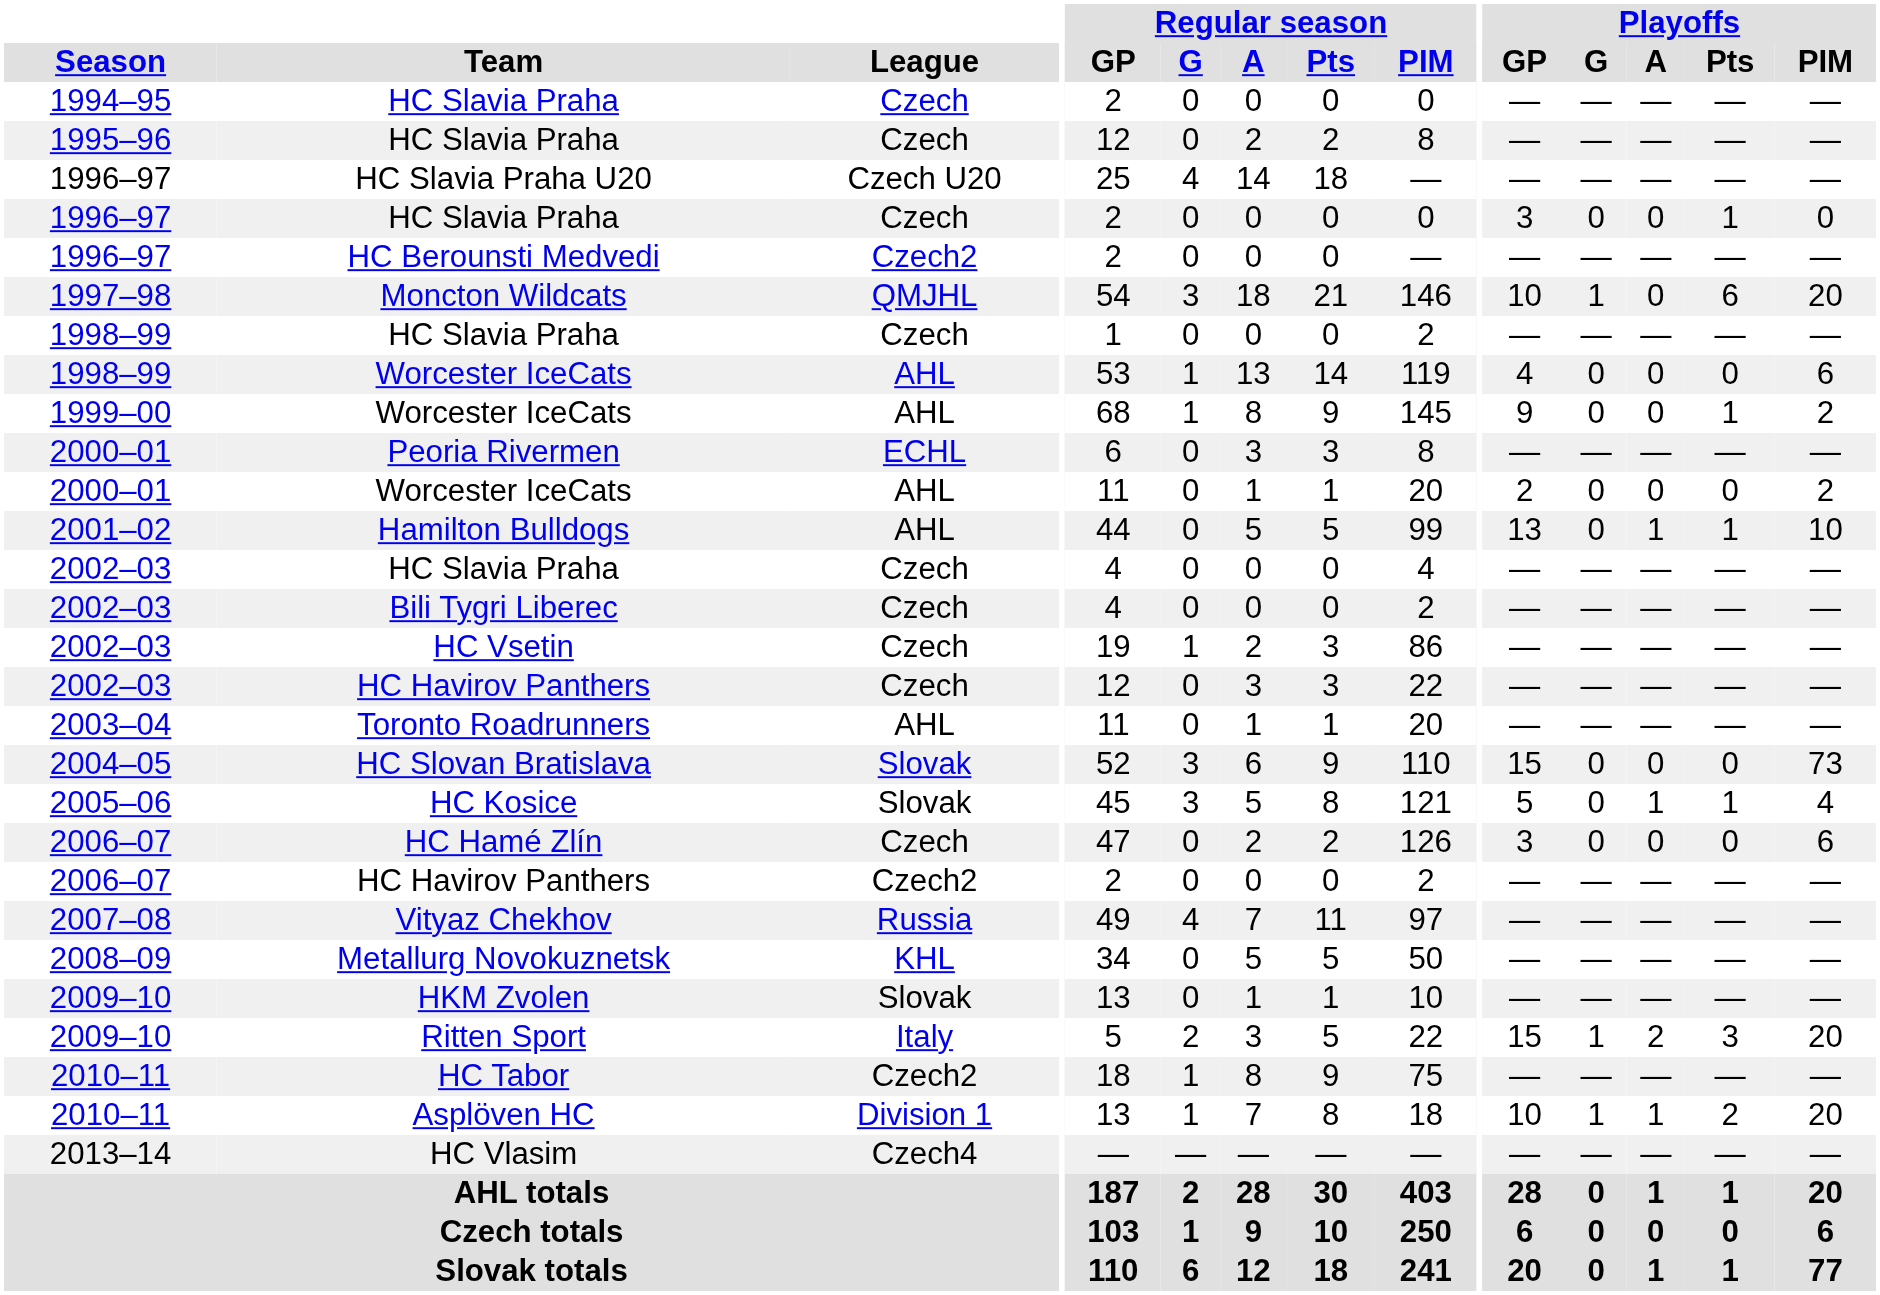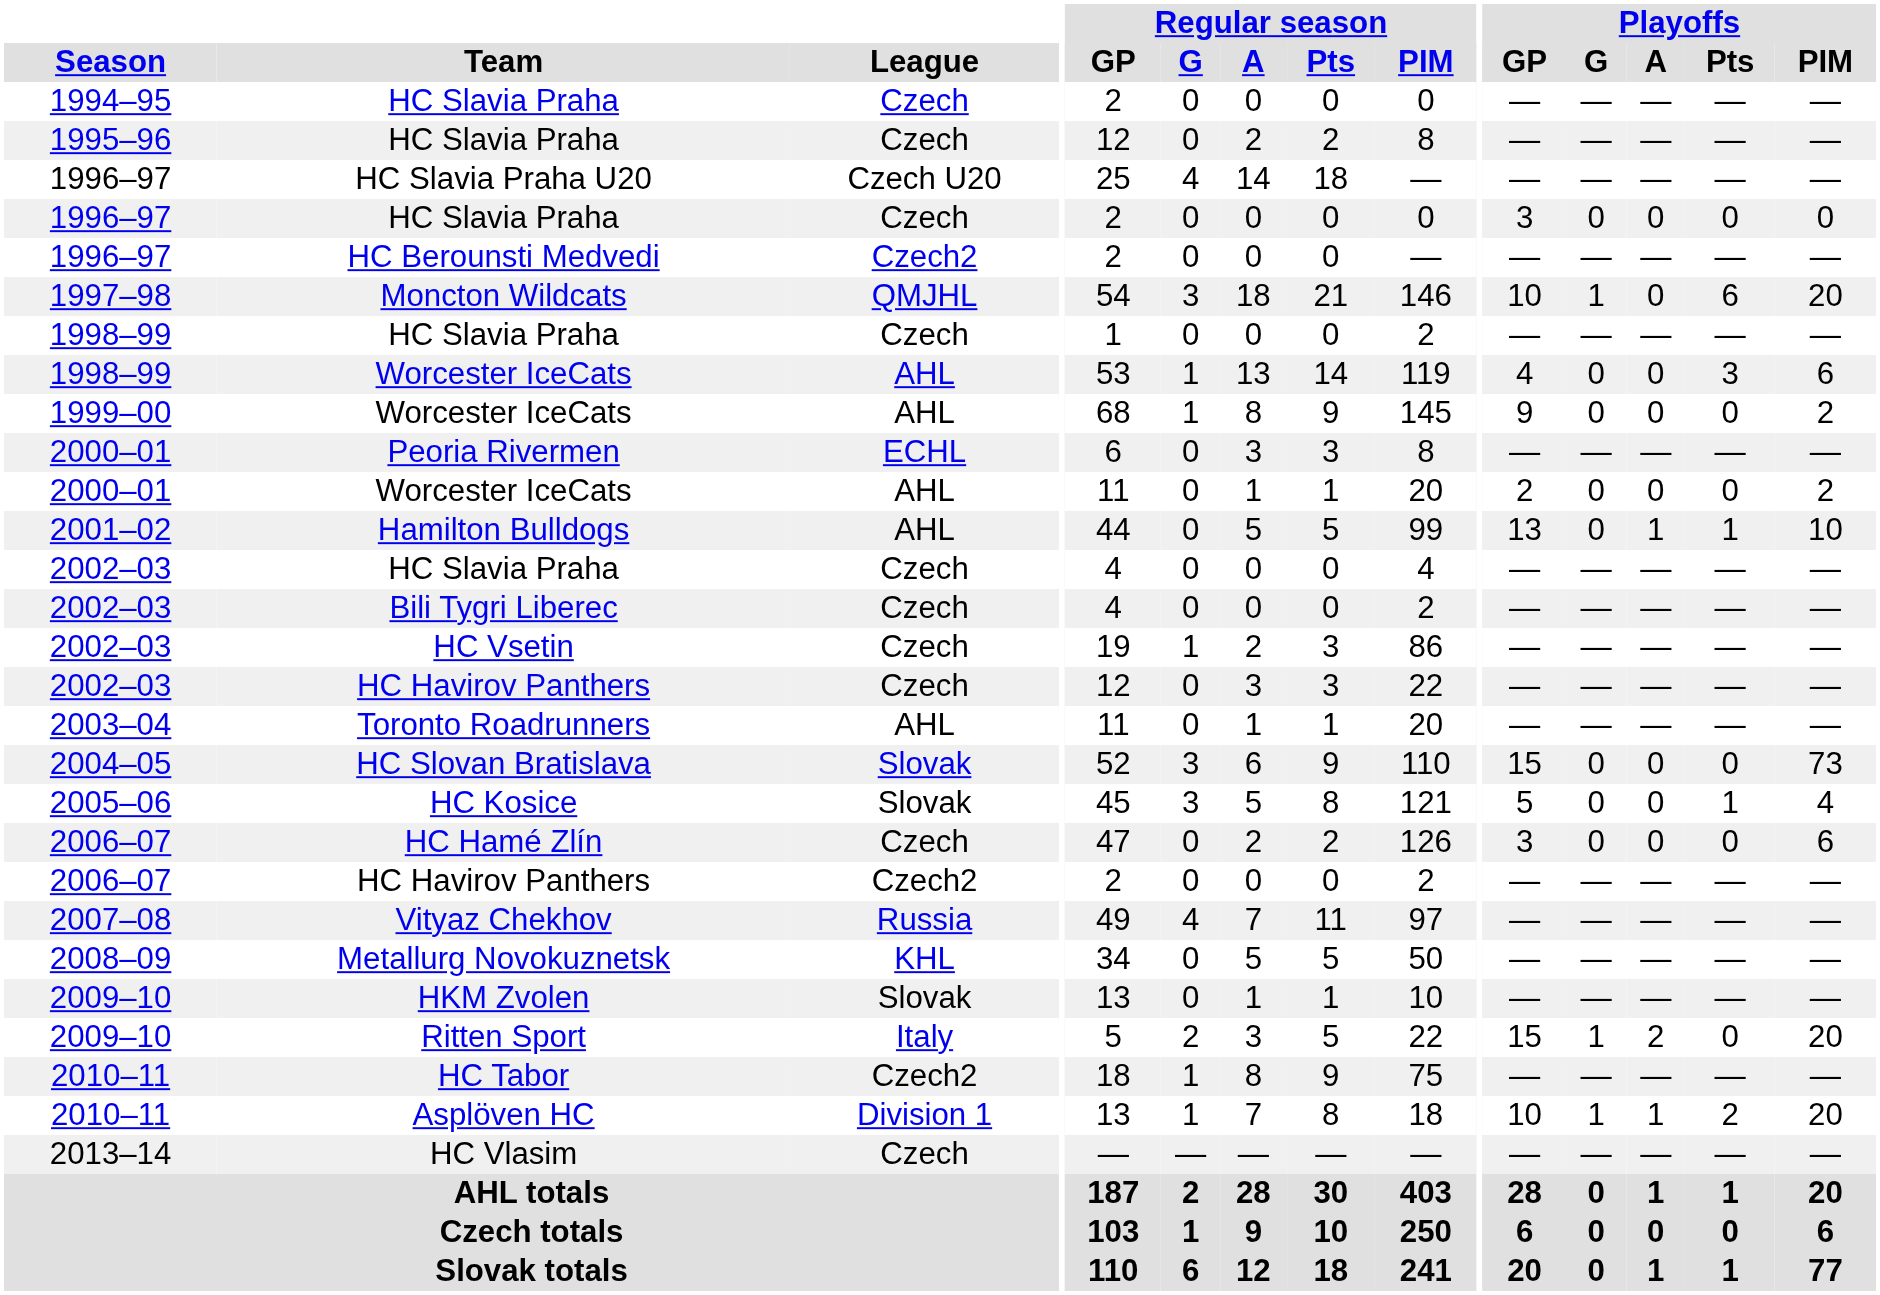(1730, 218) 1 -> (1730, 218) 0
(1730, 374) 0 -> (1730, 374) 3
(1730, 413) 1 -> (1730, 413) 0
(1656, 803) 1 -> (1656, 803) 0
(1730, 1037) 3 -> (1730, 1037) 0
(925, 1154) Czech4 -> (925, 1154) Czech
